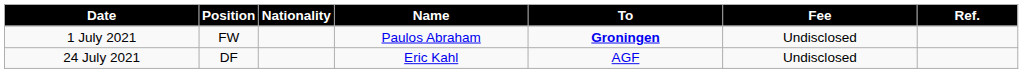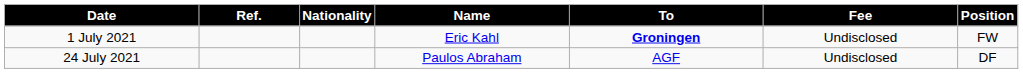columns swapped: (229, 16) <-> (967, 16)
(431, 37) Paulos Abraham -> (472, 37) Eric Kahl
(431, 58) Eric Kahl -> (472, 58) Paulos Abraham
